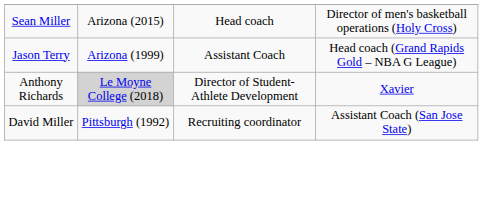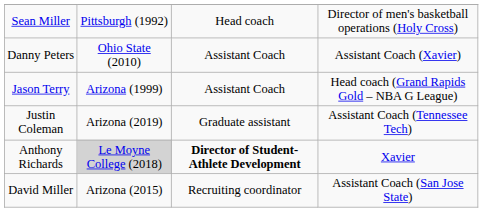(125, 21) Arizona (2015) -> (124, 21) Pittsburgh (1992)
+ row: (41, 55)
+ row: (41, 122)
(245, 89) normal -> (245, 156) bold
(125, 122) Pittsburgh (1992) -> (124, 190) Arizona (2015)
